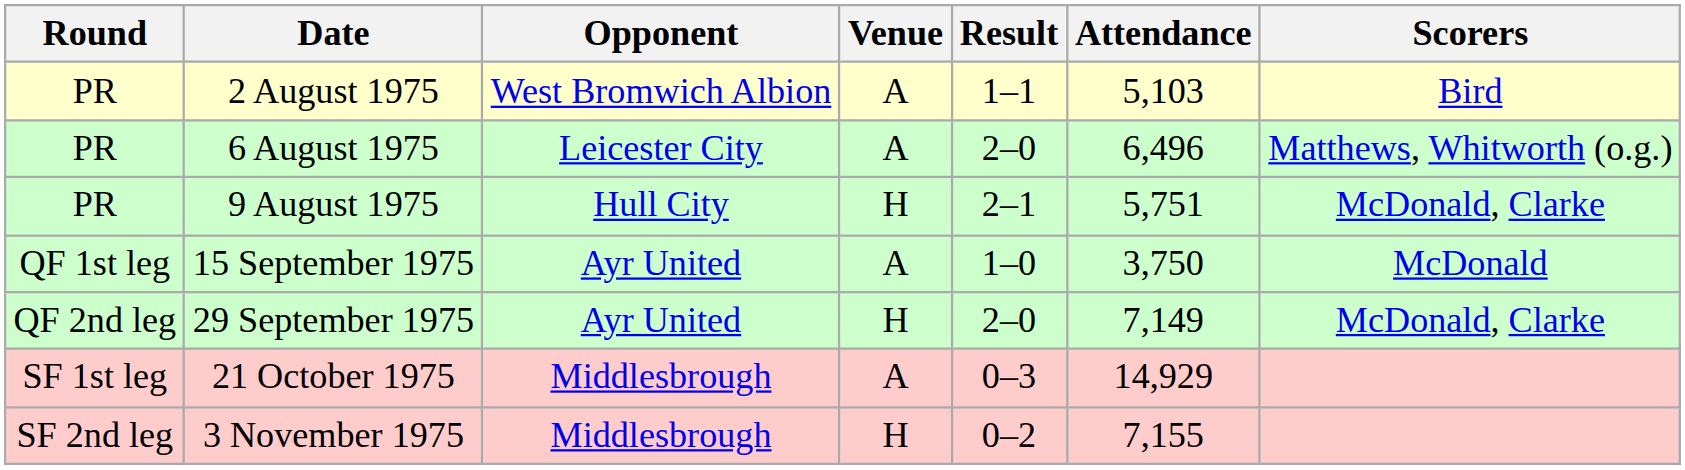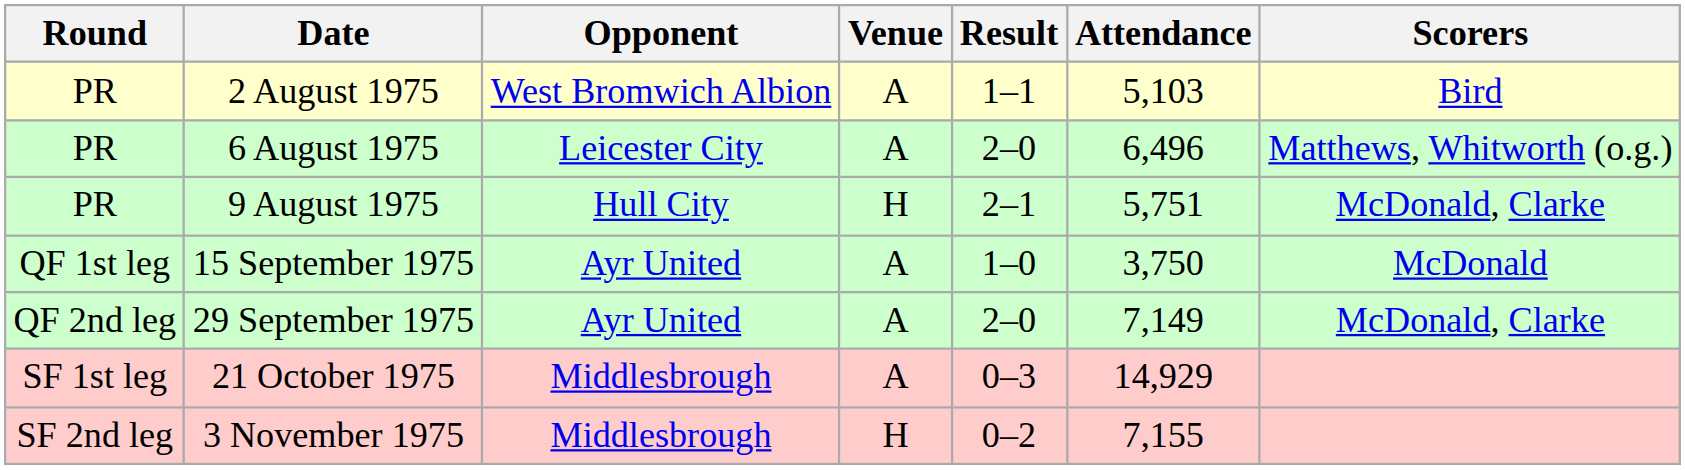(896, 319) H -> (896, 319) A
